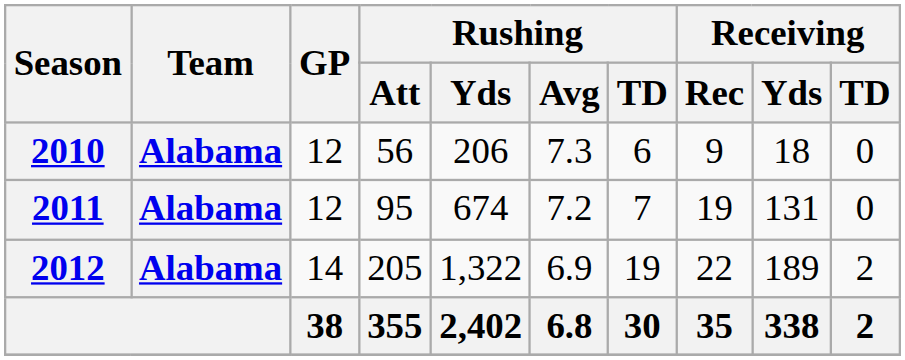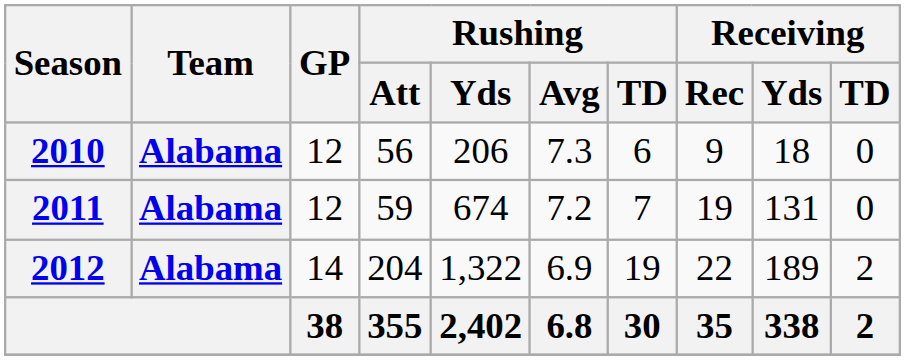(395, 208) 95 -> (395, 208) 59
(395, 267) 205 -> (395, 267) 204
